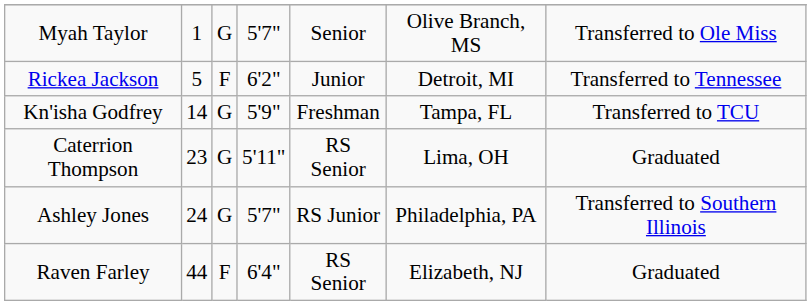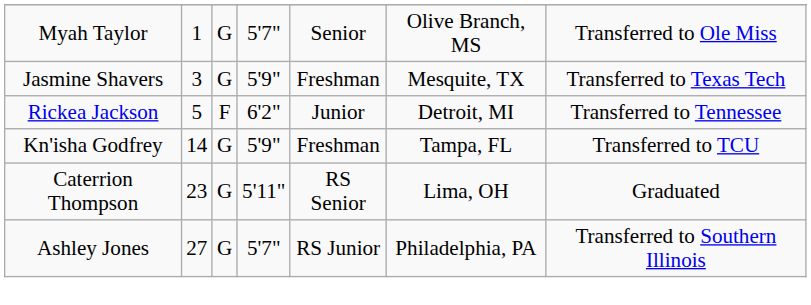+ row: (93, 78)
(197, 214) 24 -> (197, 248) 27
- row: (93, 271)
